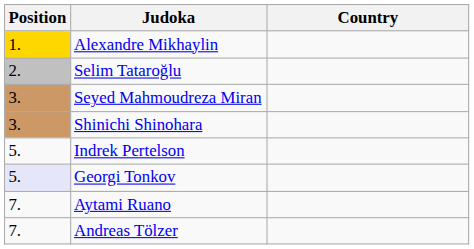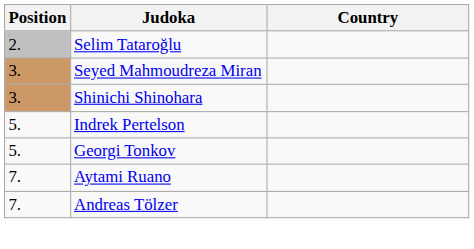- row: (146, 44)
(15, 177) lavender background -> (15, 151) no background
